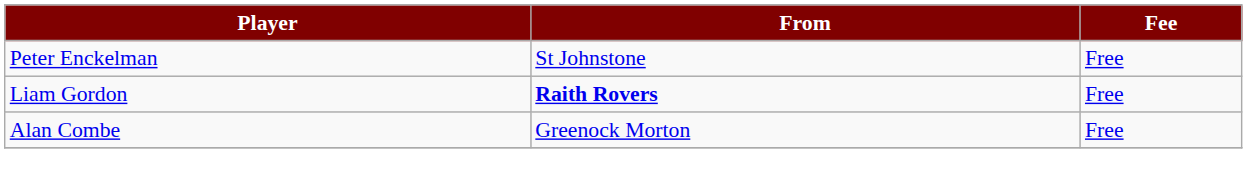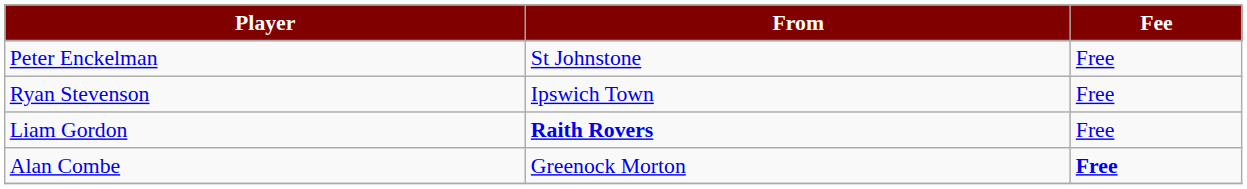+ row: (80, 94)
(1104, 130) normal -> (1097, 165) bold
